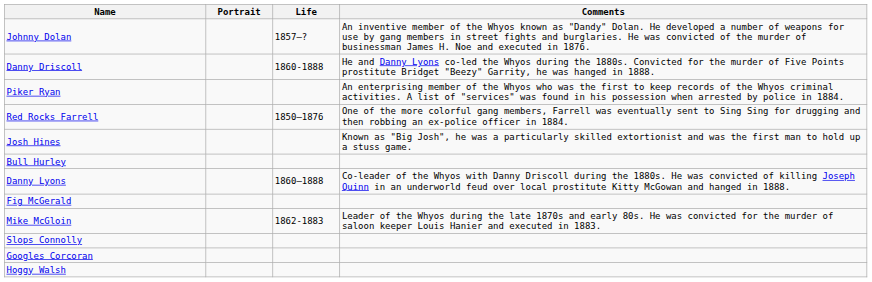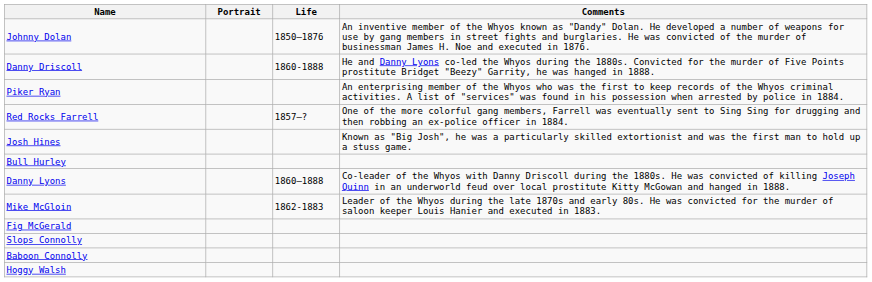(291, 37) 1857–? -> (299, 37) 1850–1876
(299, 117) 1850–1876 -> (291, 117) 1857–?
rows swapped: (39, 201) <-> (39, 221)
+ row: (47, 255)
- row: (50, 255)
